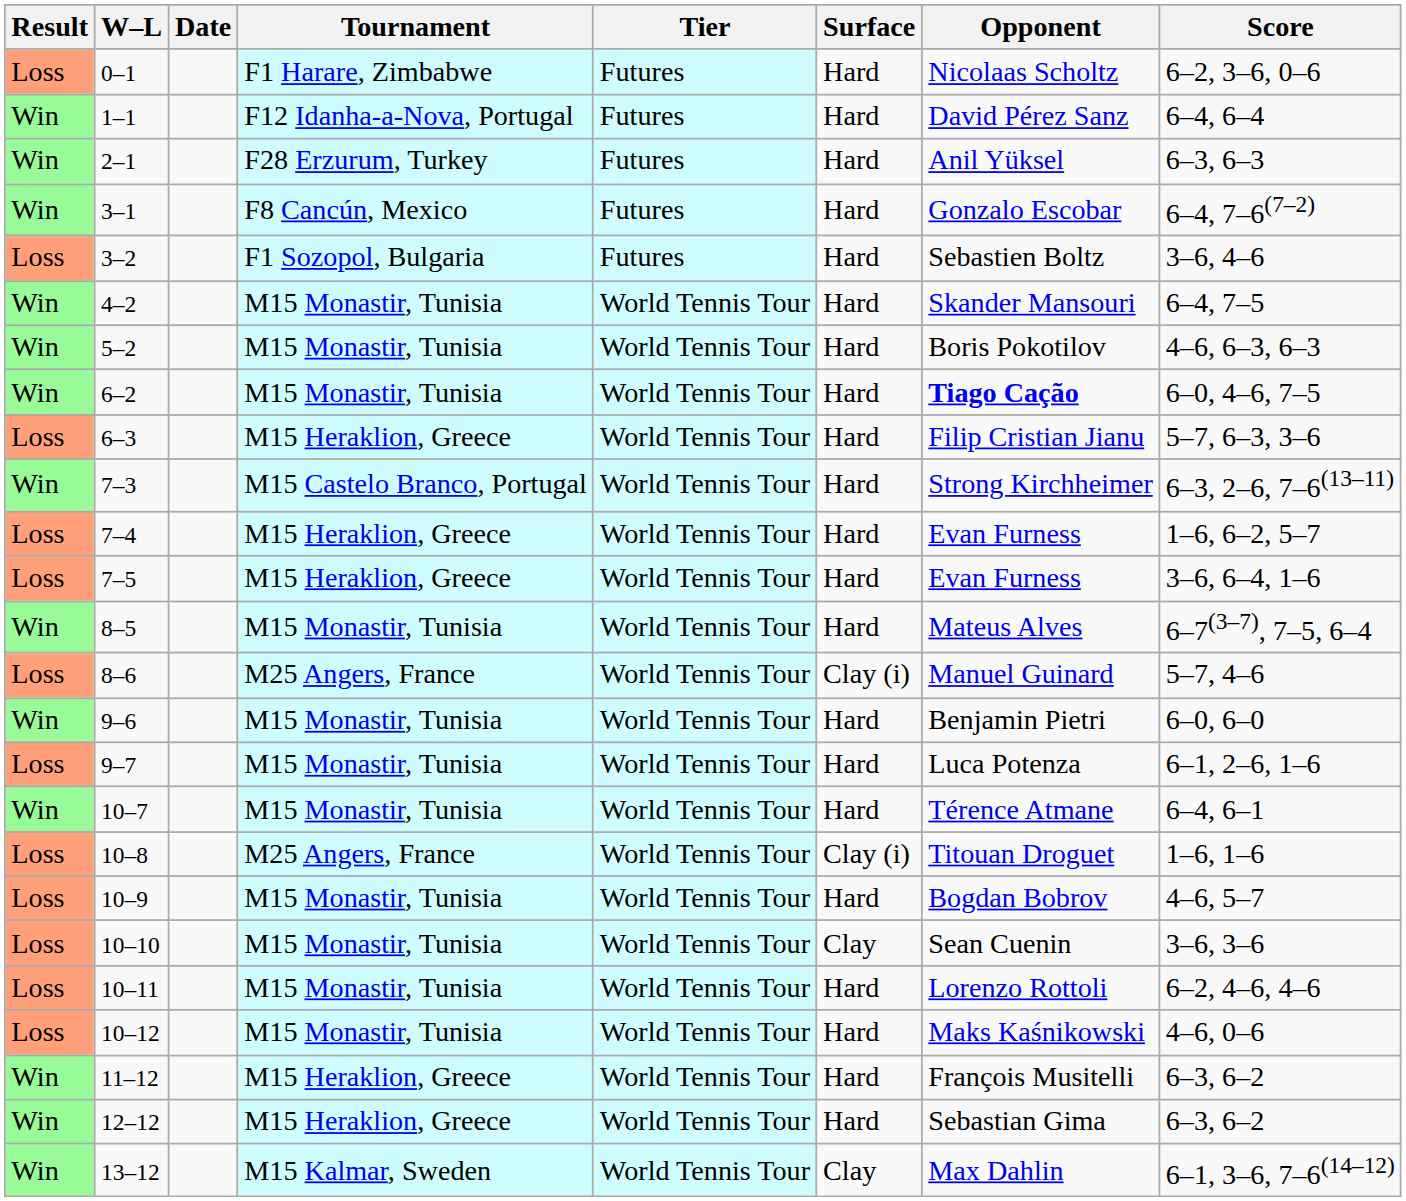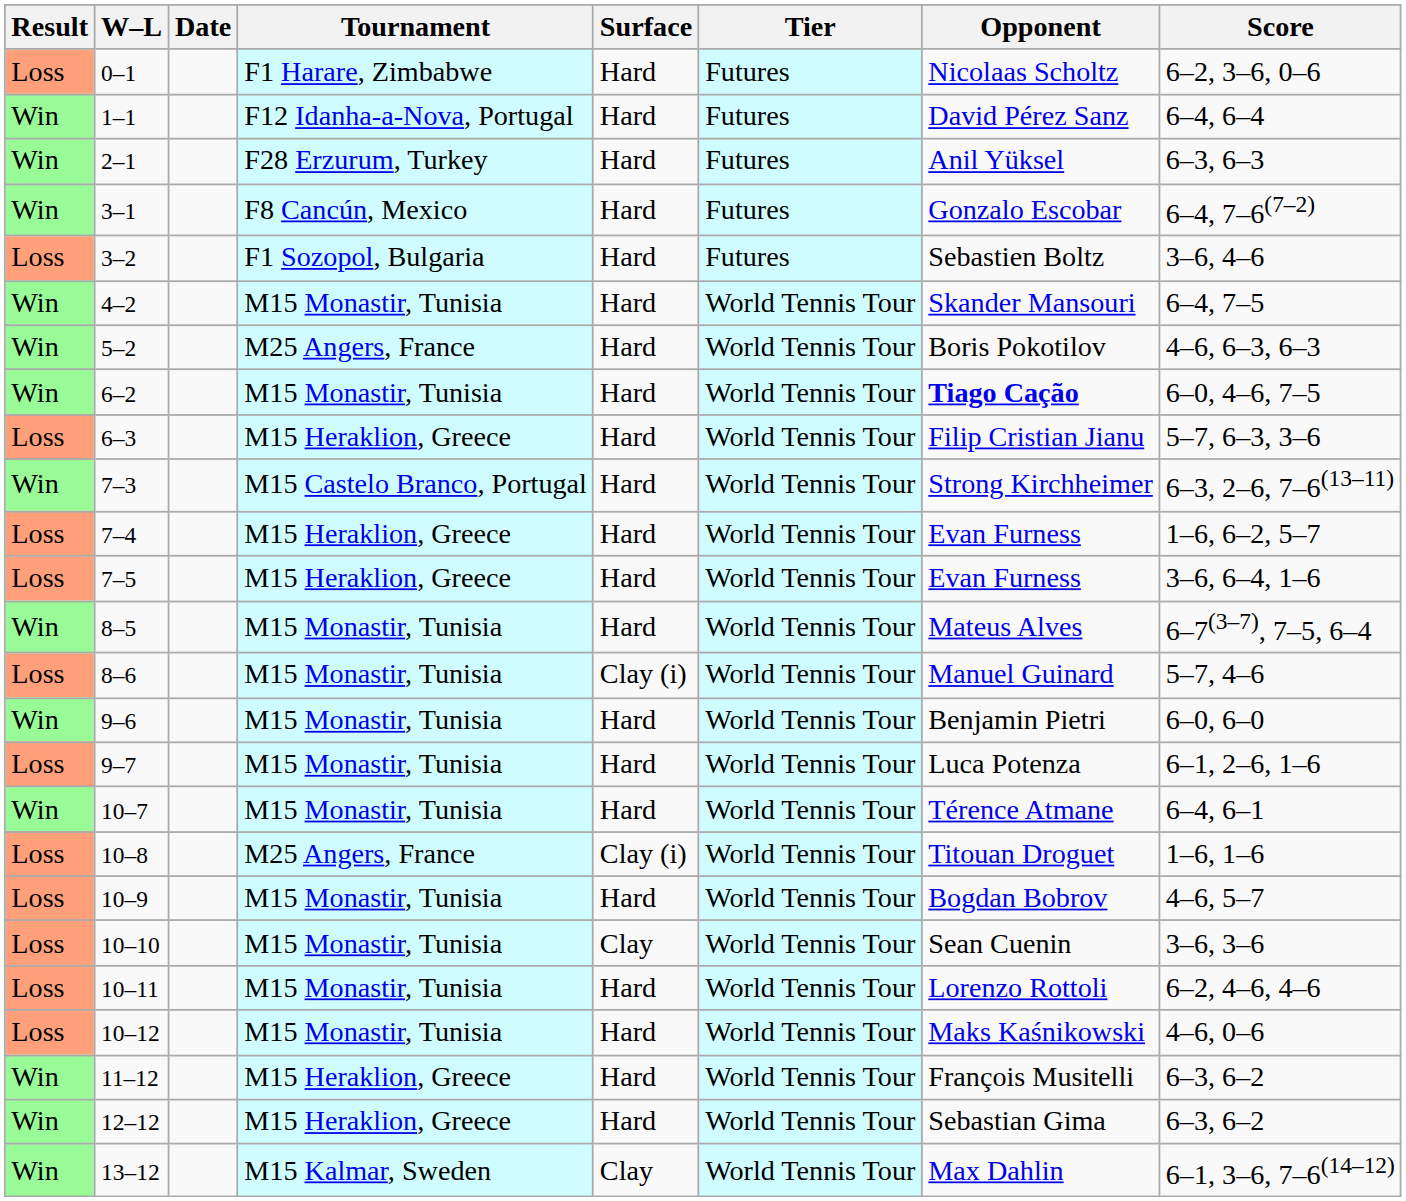columns swapped: (705, 26) <-> (869, 26)
(373, 347) M15 Monastir, Tunisia -> (360, 347) M25 Angers, France
(360, 674) M25 Angers, France -> (373, 674) M15 Monastir, Tunisia
